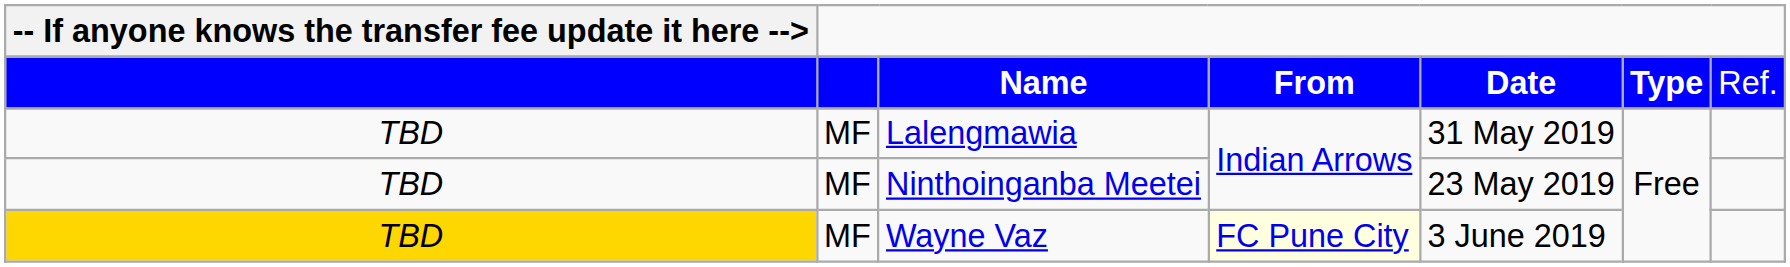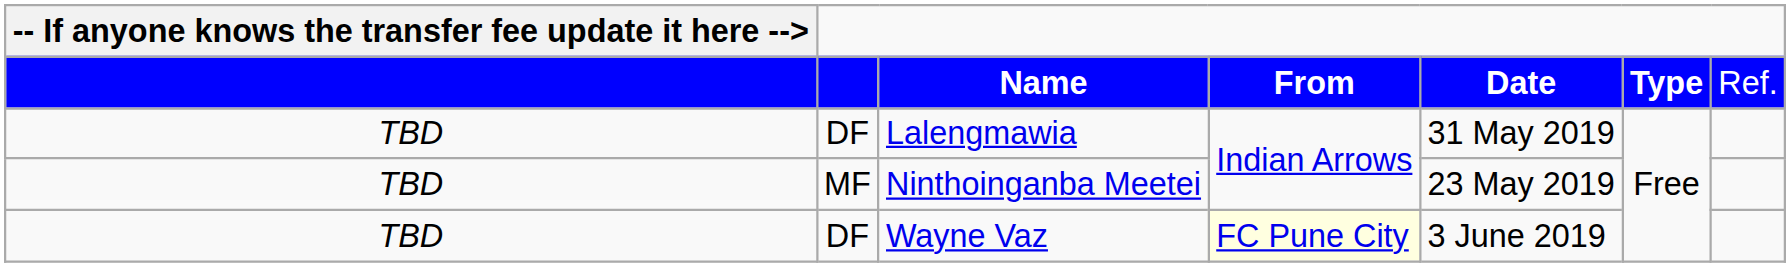(847, 133) MF -> (847, 133) DF
(411, 236) gold background -> (411, 236) no background
(847, 236) MF -> (847, 236) DF
